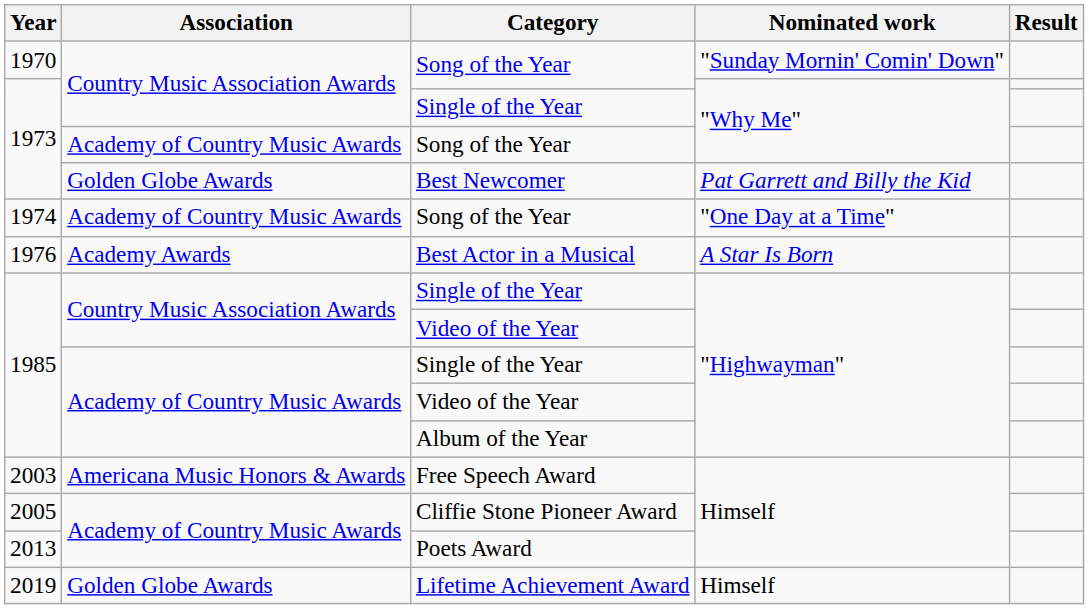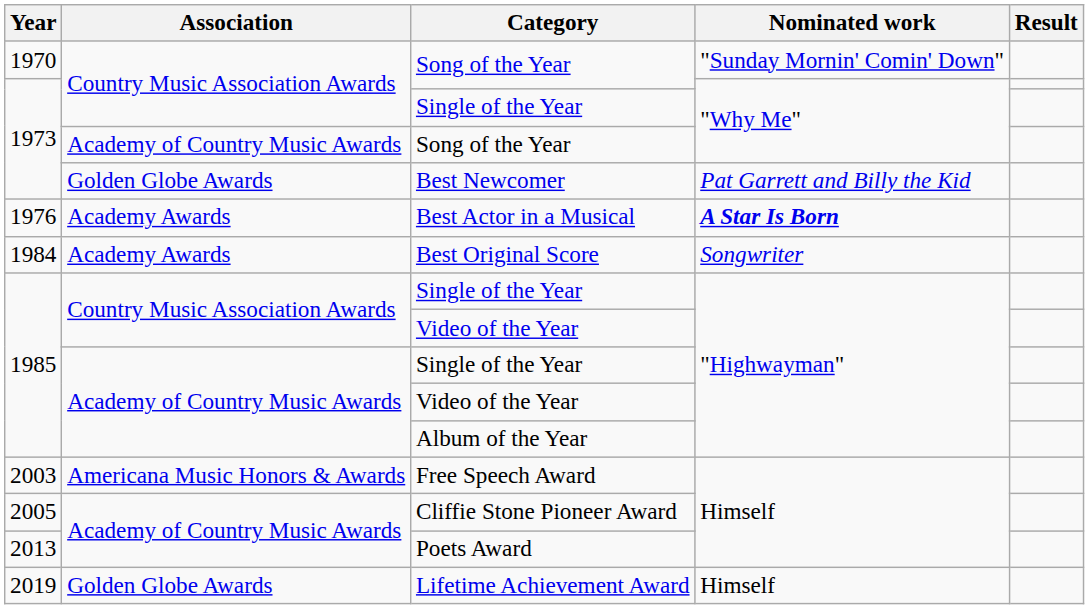- row: (33, 217)
(767, 254) normal -> (770, 217) bold
+ row: (33, 254)
